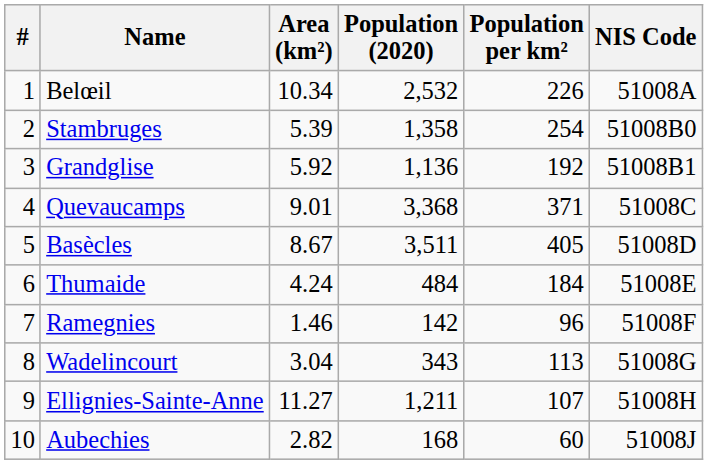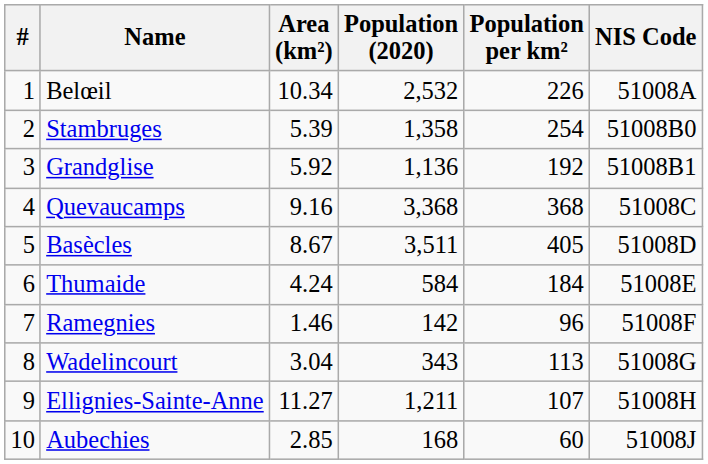(311, 206) 9.01 -> (311, 206) 9.16
(565, 206) 371 -> (565, 206) 368
(440, 284) 484 -> (440, 284) 584
(311, 439) 2.82 -> (311, 439) 2.85
